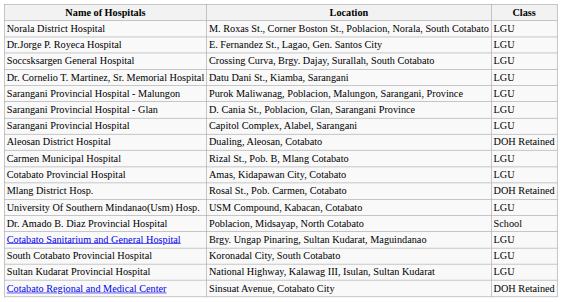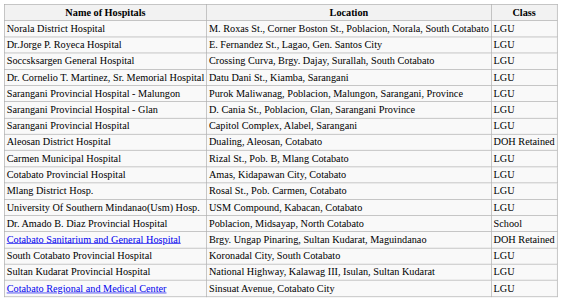(524, 191) DOH Retained -> (504, 191) LGU
(504, 239) LGU -> (524, 239) DOH Retained
(524, 288) DOH Retained -> (504, 288) LGU
